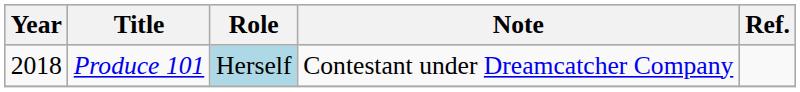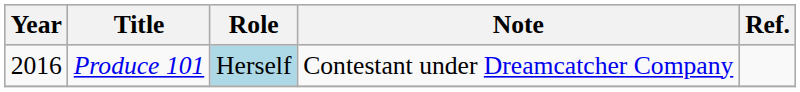(36, 65) 2018 -> (36, 65) 2016
